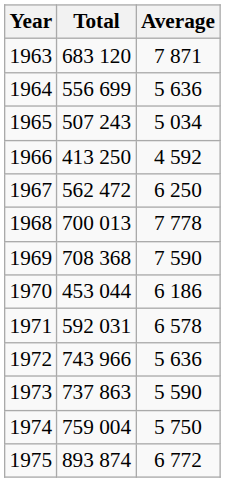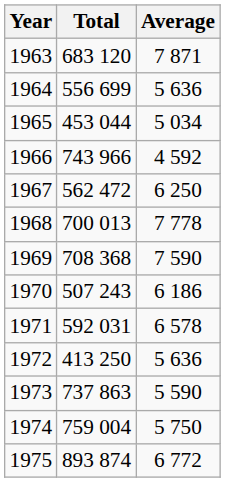(97, 122) 507 243 -> (97, 122) 453 044
(97, 156) 413 250 -> (97, 156) 743 966
(97, 291) 453 044 -> (97, 291) 507 243
(97, 359) 743 966 -> (97, 359) 413 250
